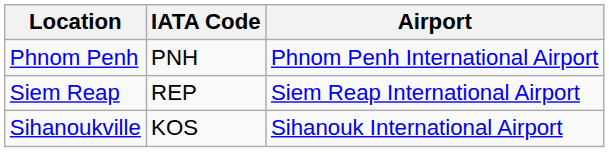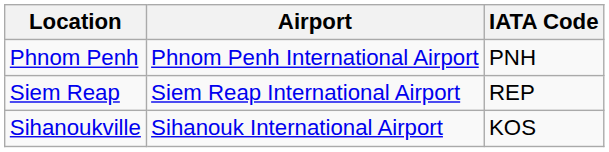columns swapped: (435, 22) <-> (206, 22)
